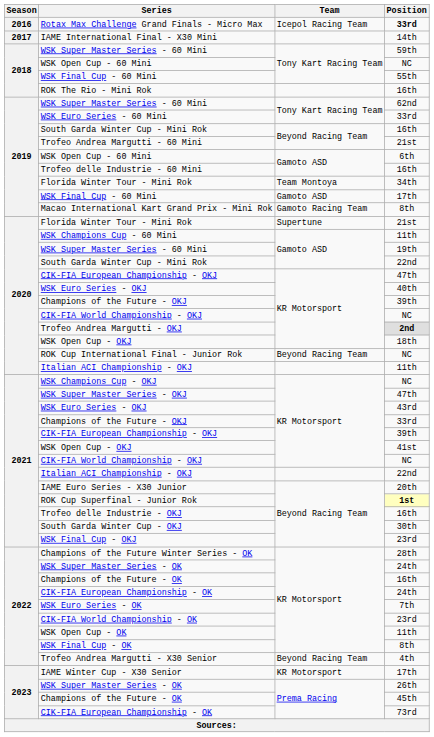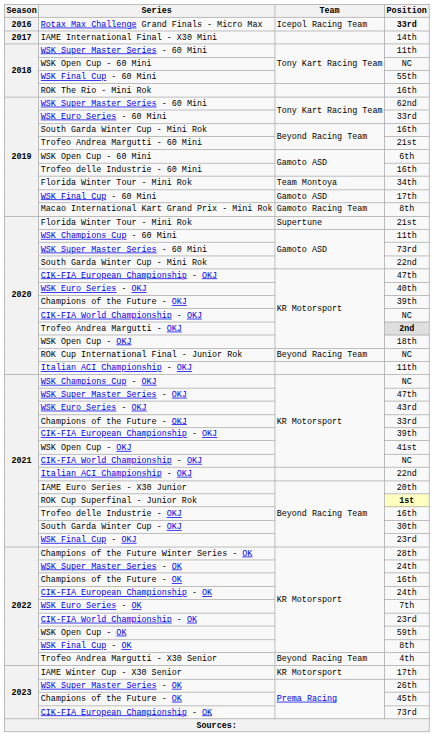(407, 51) 59th -> (407, 51) 11th
(407, 249) 19th -> (407, 249) 73rd
(407, 633) 11th -> (407, 633) 59th
